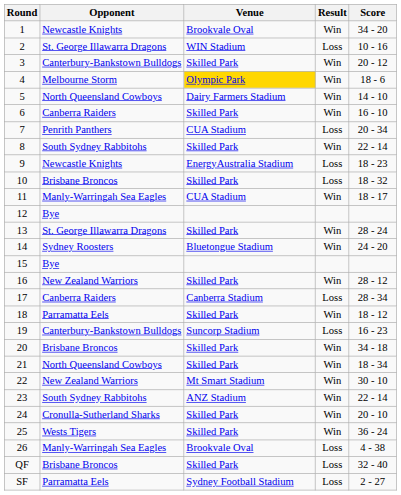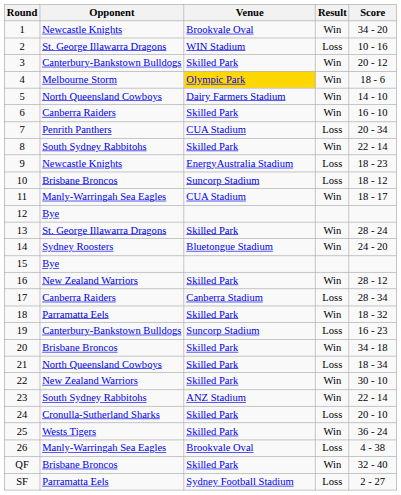(212, 180) Skilled Park -> (223, 180) Suncorp Stadium
(373, 180) 18 - 32 -> (373, 180) 18 - 12
(373, 314) 18 - 12 -> (373, 314) 18 - 32
(332, 364) Win -> (332, 364) Loss
(225, 381) Mt Smart Stadium -> (212, 381) Skilled Park
(332, 414) Win -> (332, 414) Loss
(332, 465) Loss -> (332, 465) Win
